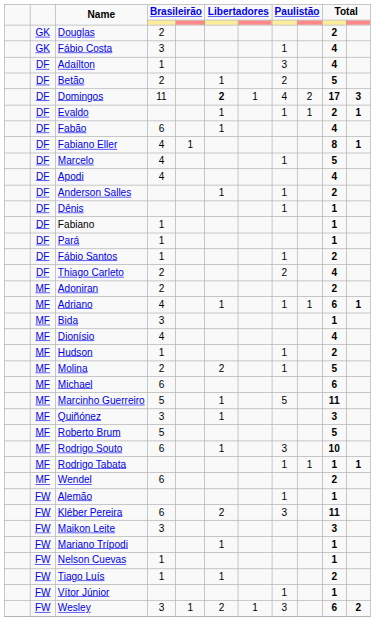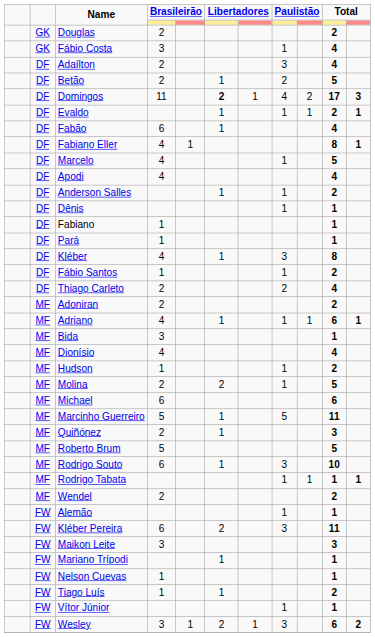(161, 65) 1 -> (161, 65) 2
+ row: (72, 256)
(161, 416) 3 -> (161, 432) 2
(161, 480) 6 -> (161, 496) 2
